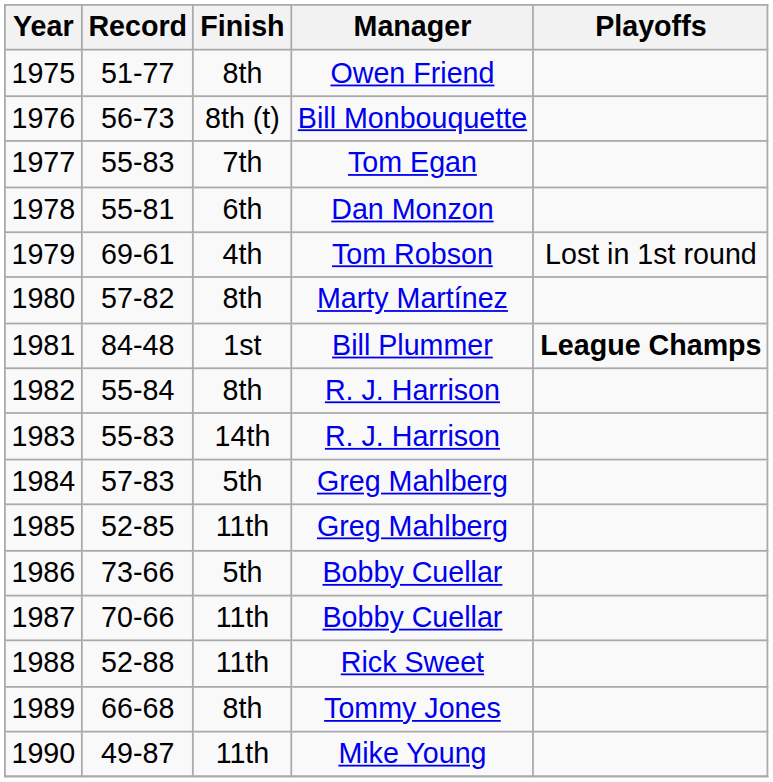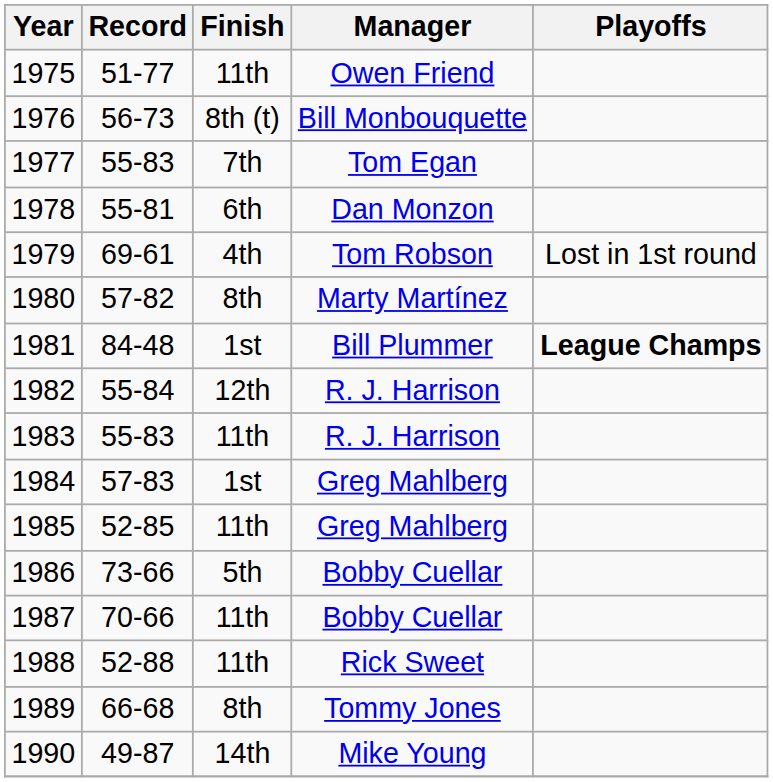(242, 72) 8th -> (242, 72) 11th
(242, 390) 8th -> (242, 390) 12th
(242, 436) 14th -> (242, 436) 11th
(242, 481) 5th -> (242, 481) 1st
(242, 753) 11th -> (242, 753) 14th
